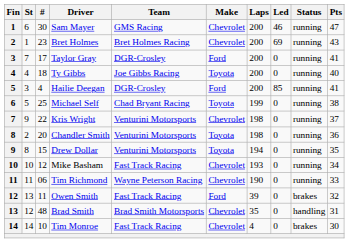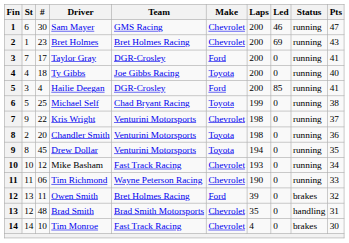(42, 149) 15 -> (42, 149) 45
(148, 195) Fast Track Racing -> (152, 195) Bret Holmes Racing
